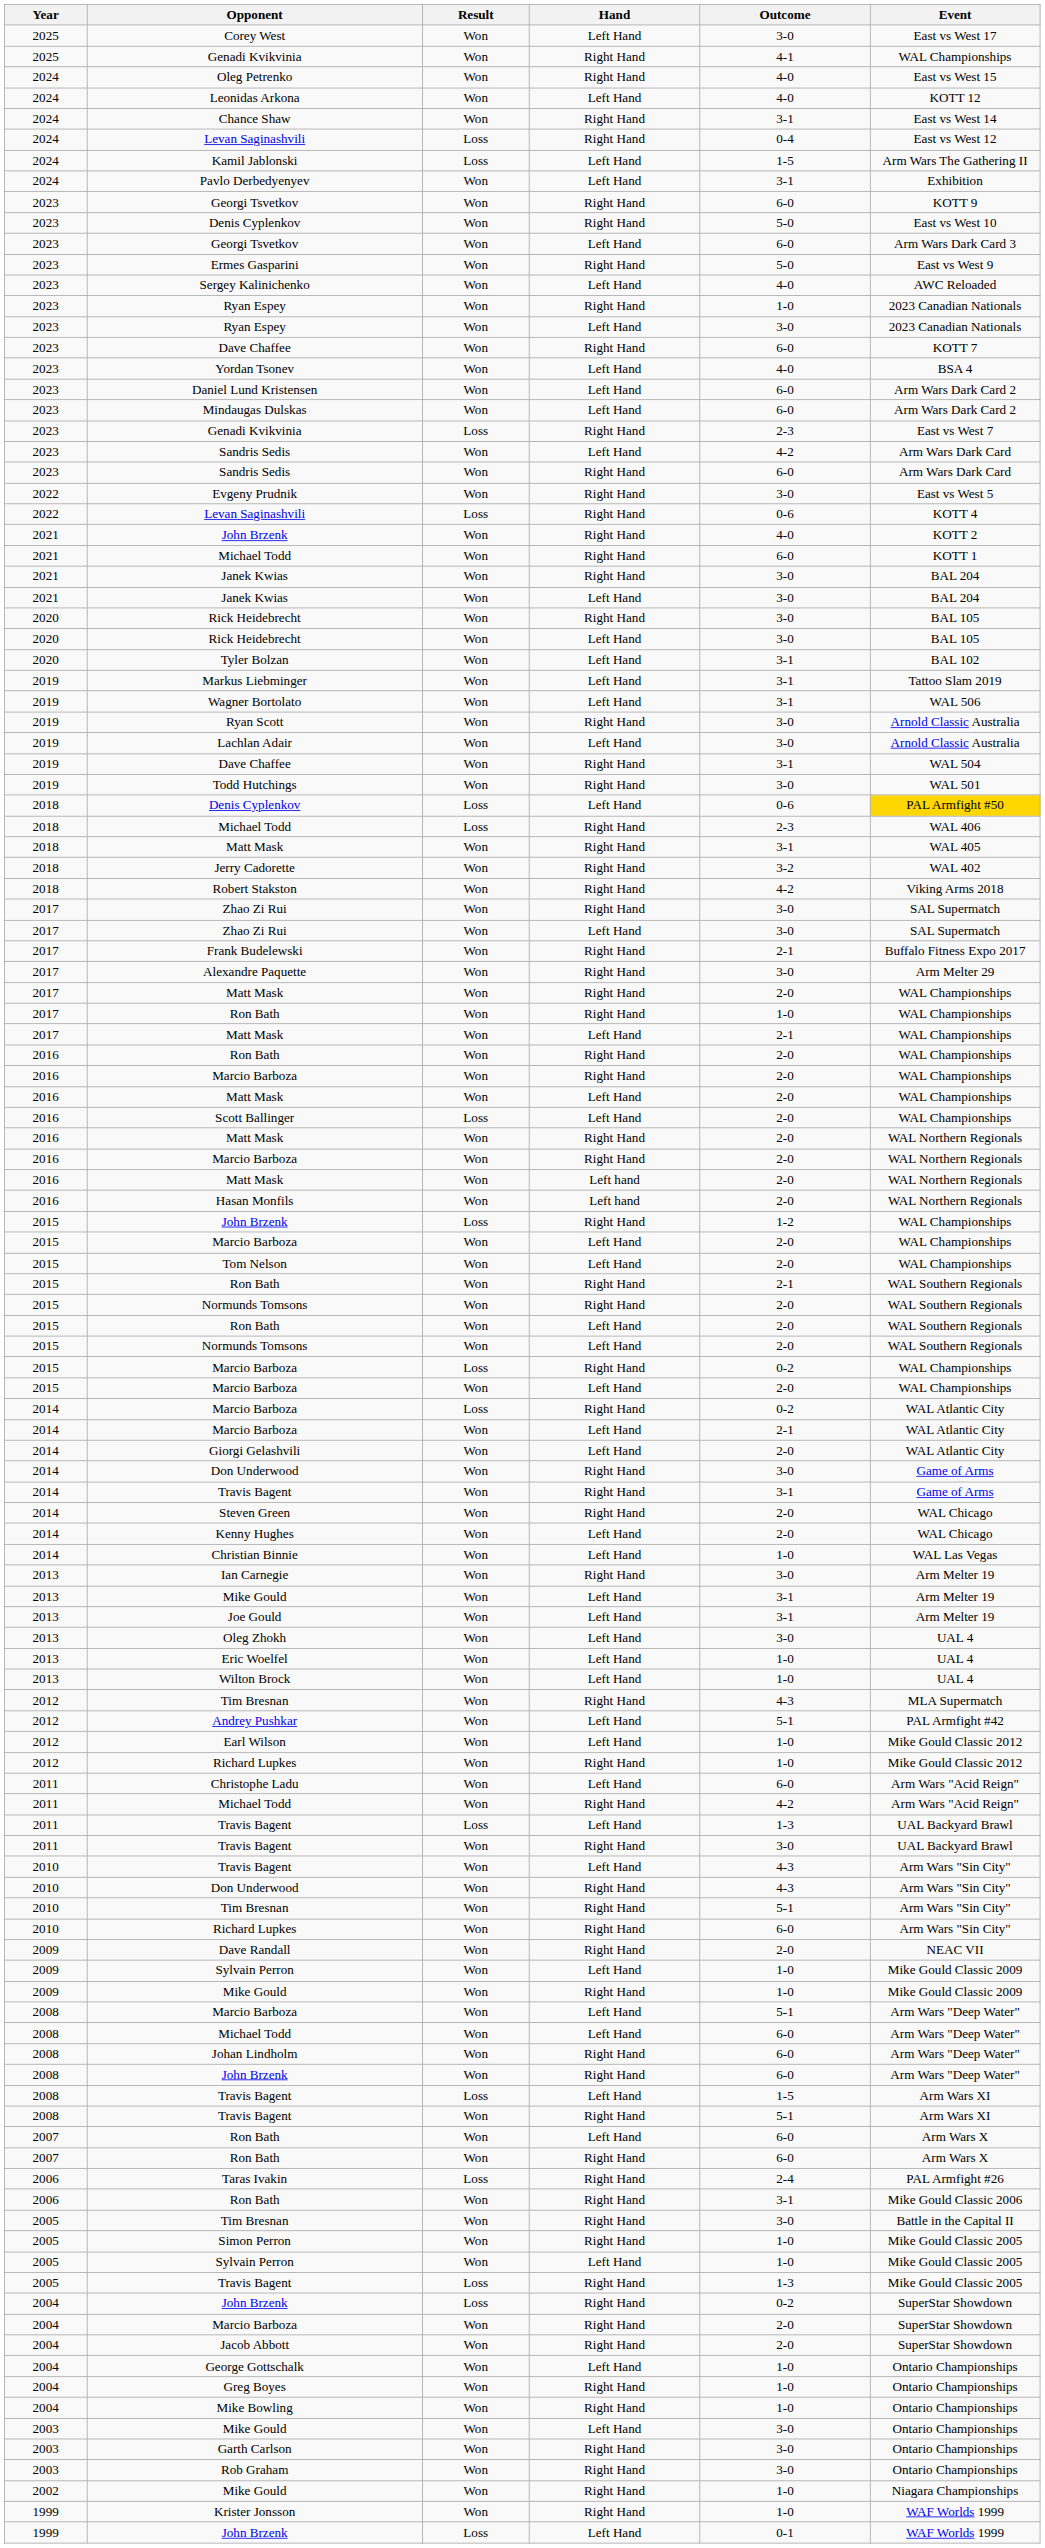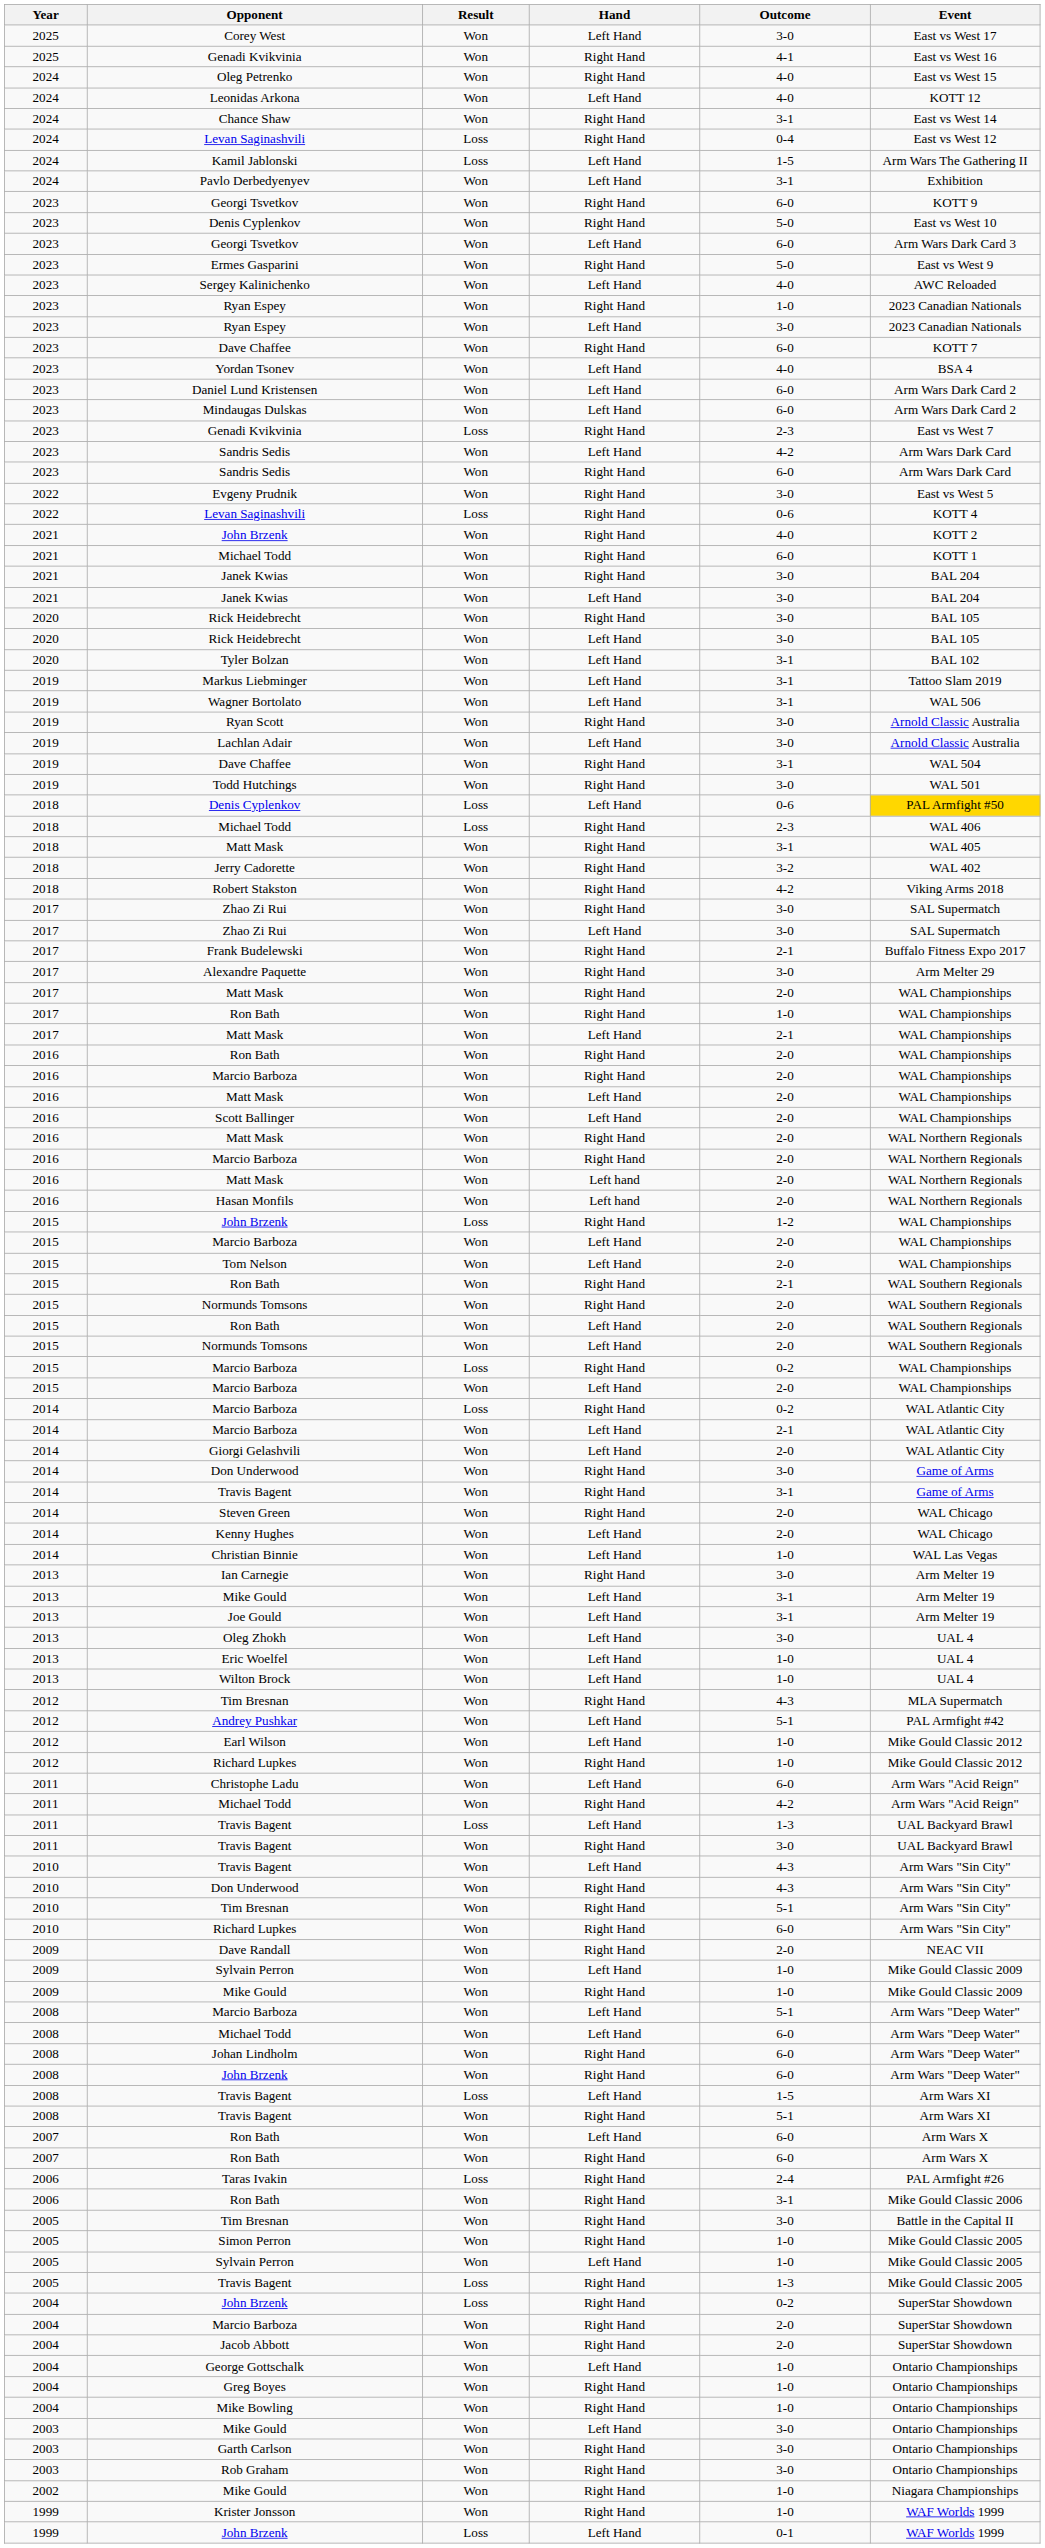(955, 56) WAL Championships -> (955, 56) East vs West 16
(476, 1117) Loss -> (476, 1117) Won
